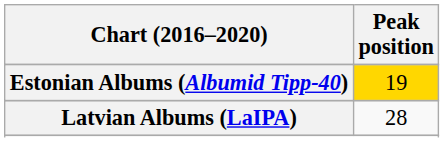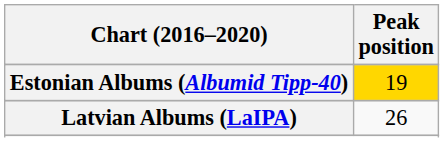(396, 117) 28 -> (396, 117) 26
